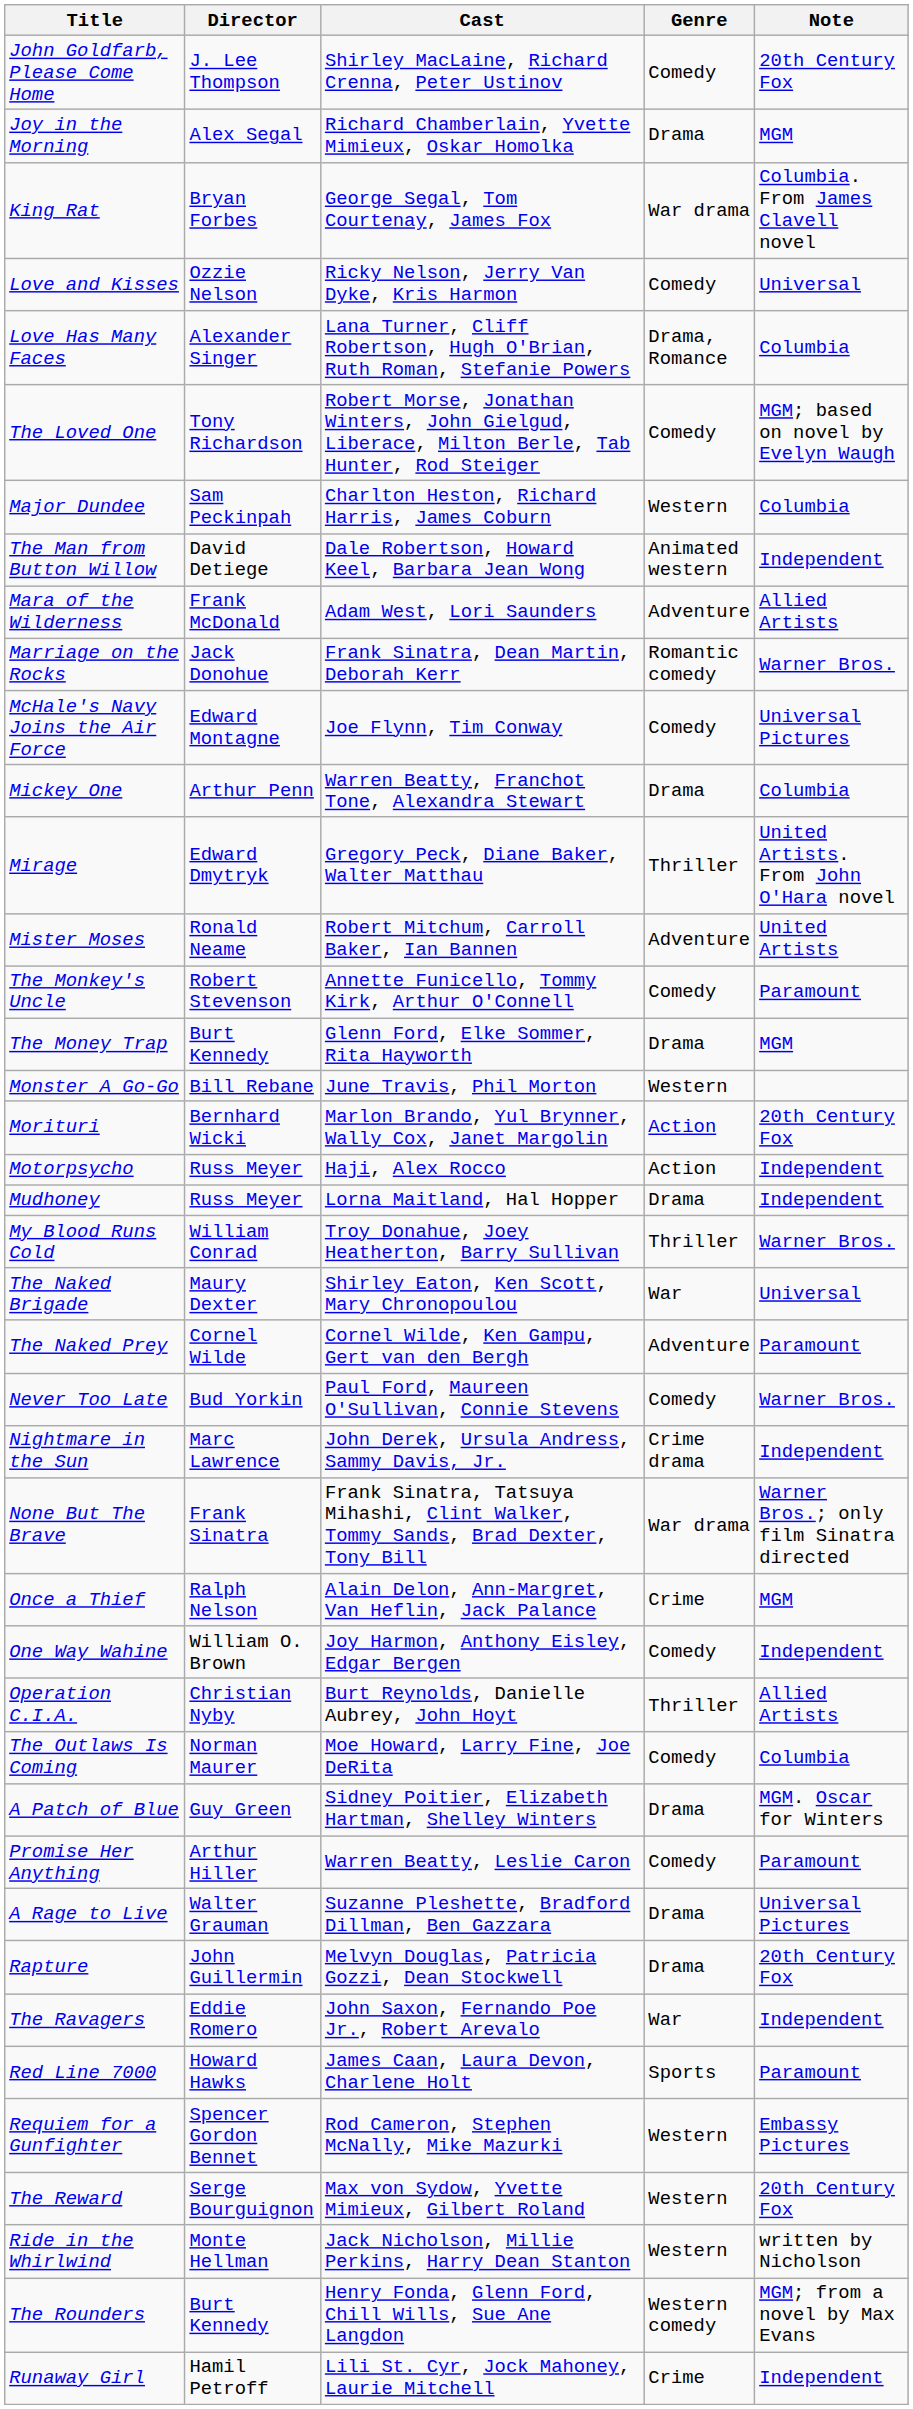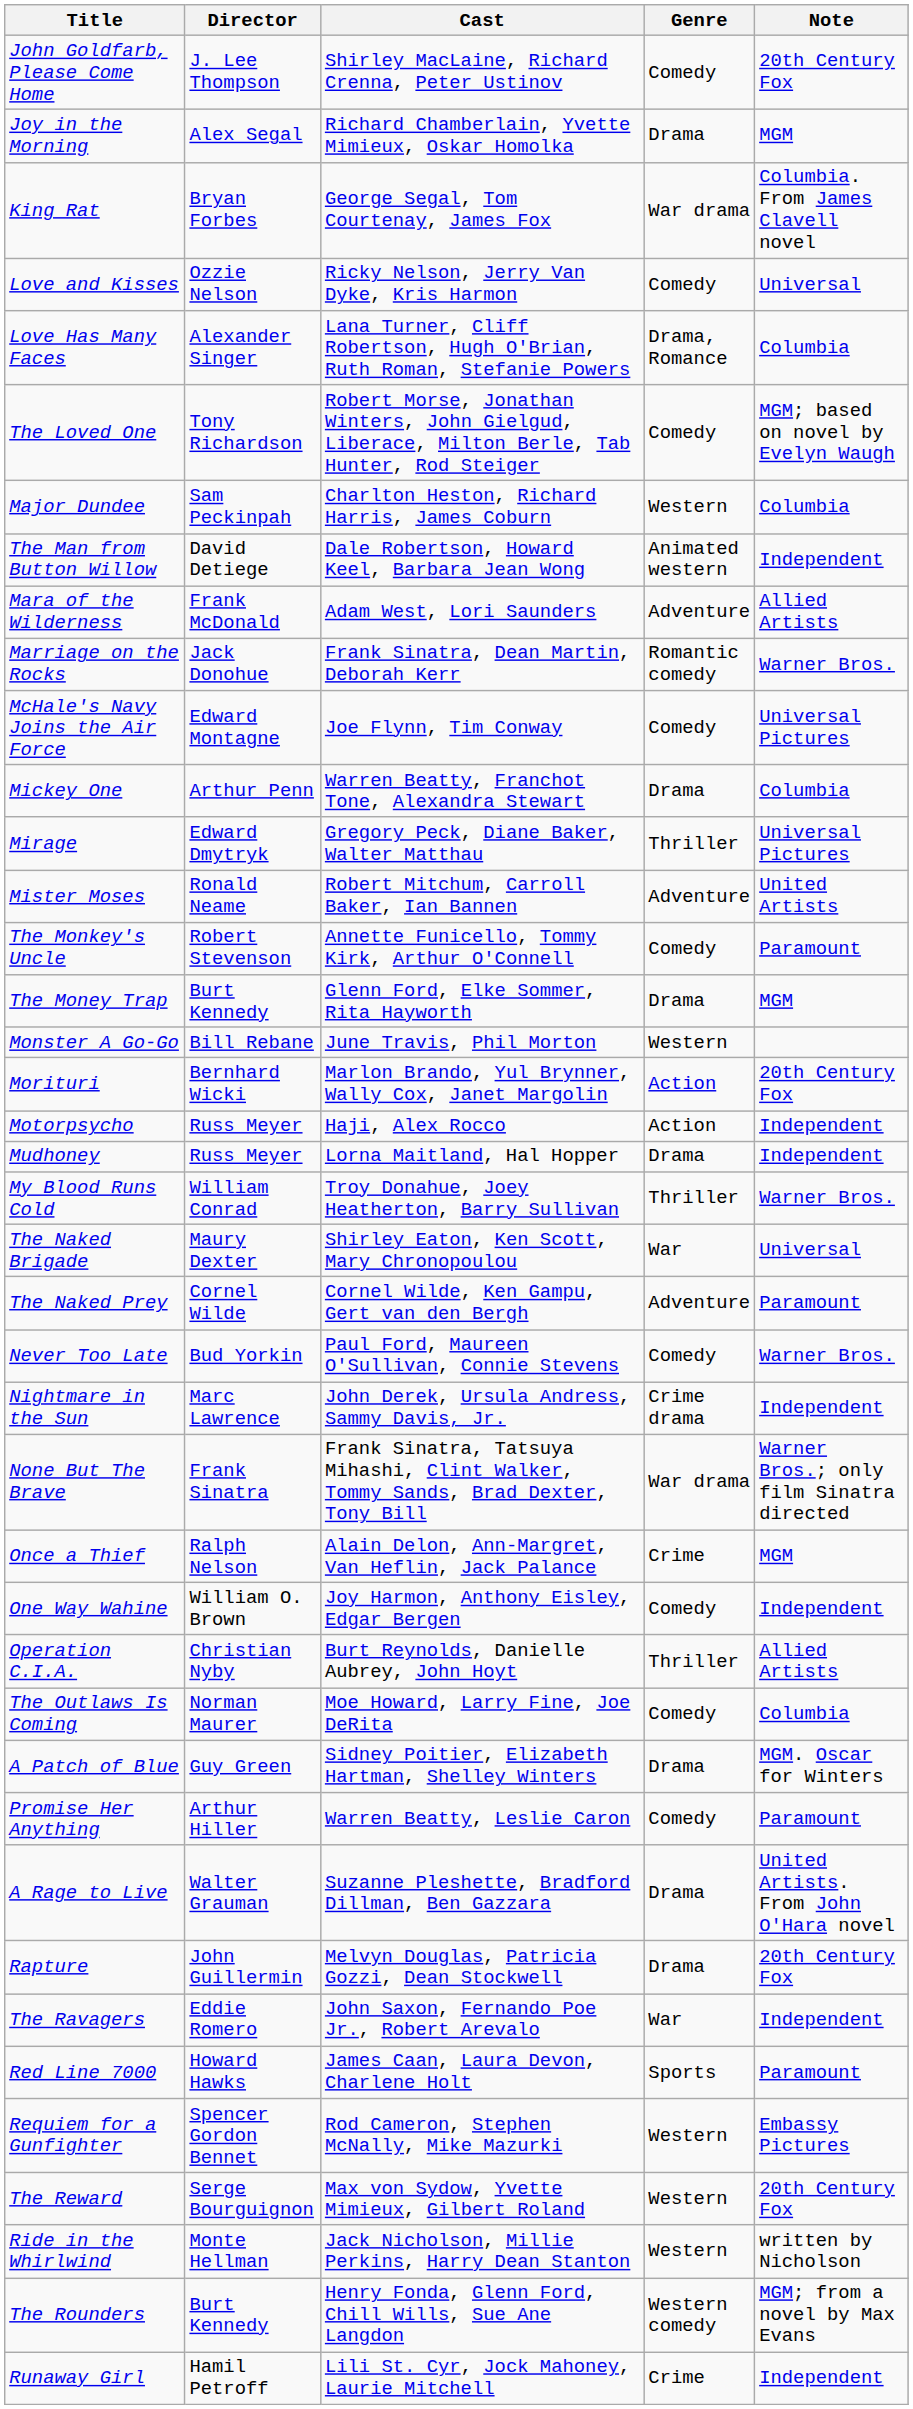(827, 865) United Artists. From John O'Hara novel -> (810, 844) Universal Pictures
(810, 1915) Universal Pictures -> (827, 1893) United Artists. From John O'Hara novel
